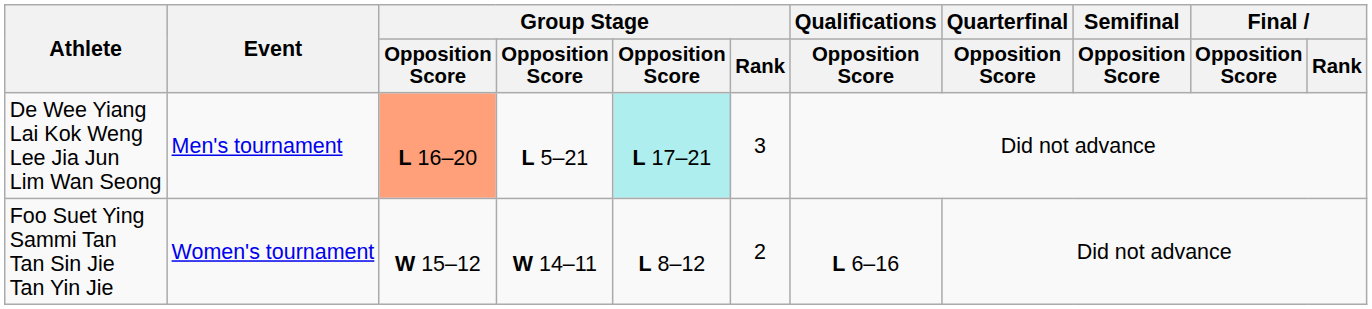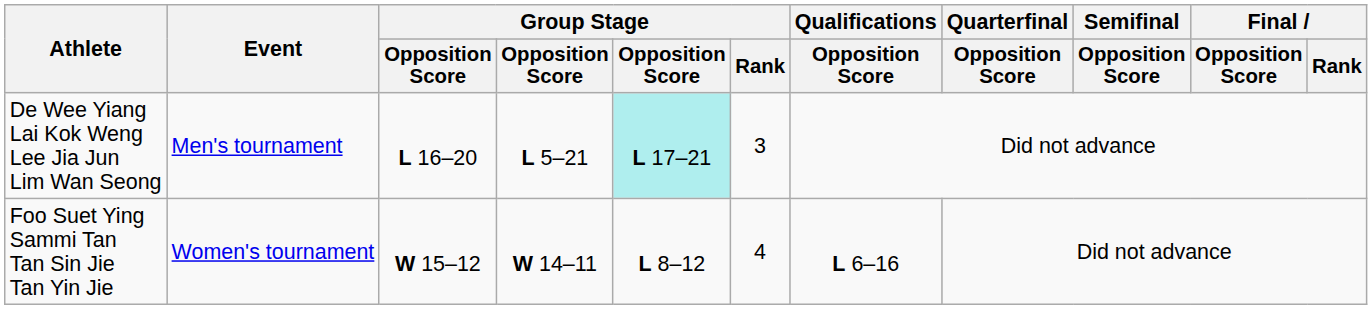(438, 158) lightsalmon background -> (438, 158) no background
(760, 251) 2 -> (760, 251) 4
